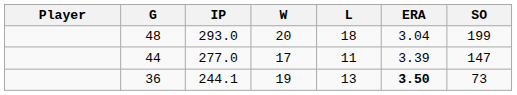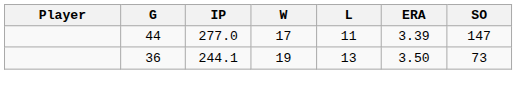- row: (153, 37)
(414, 79) bold -> (414, 58) normal
